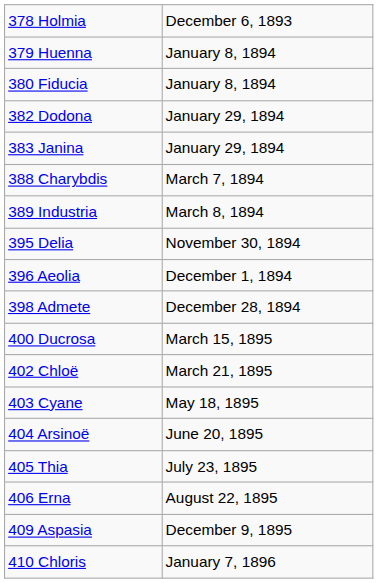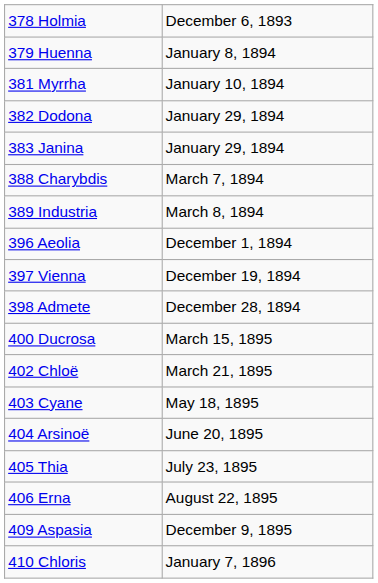- row: (48, 84)
+ row: (47, 84)
- row: (41, 243)
+ row: (47, 275)
